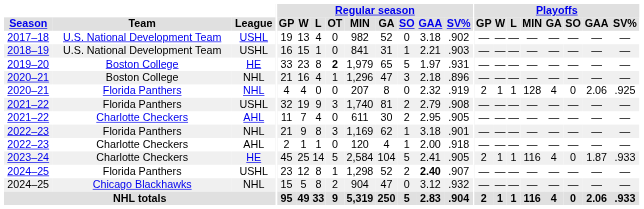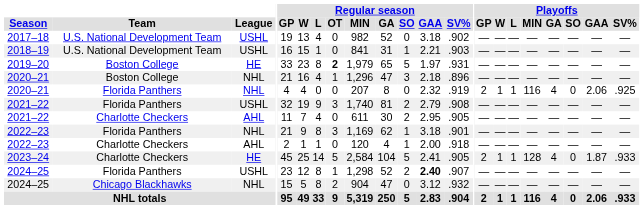(532, 91) 128 -> (532, 91) 116
(532, 158) 116 -> (532, 158) 128
